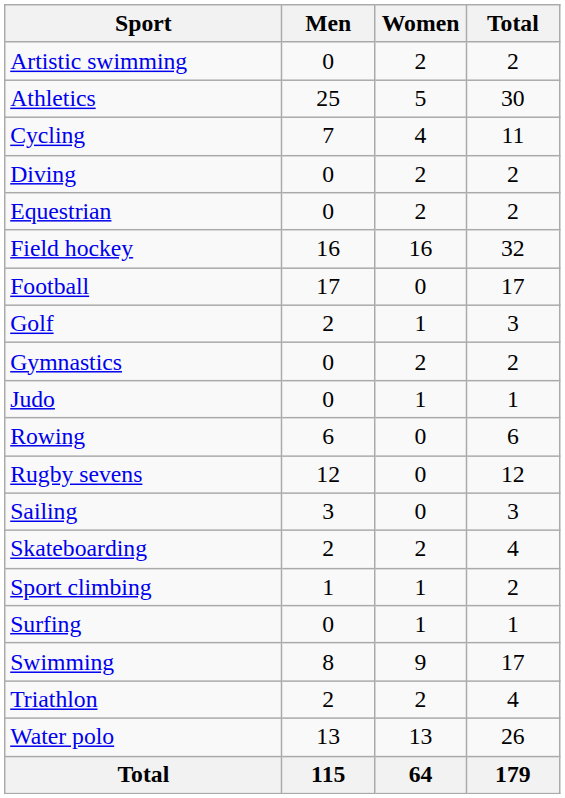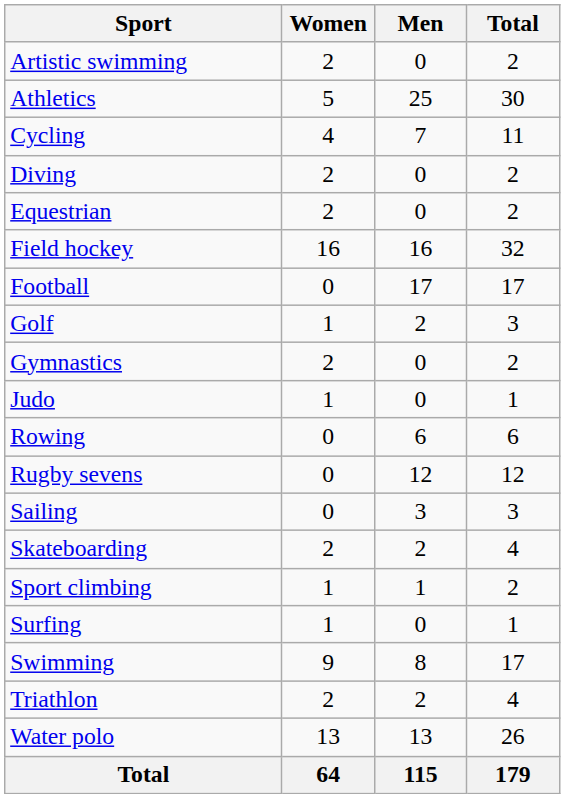columns swapped: (328, 23) <-> (421, 23)
